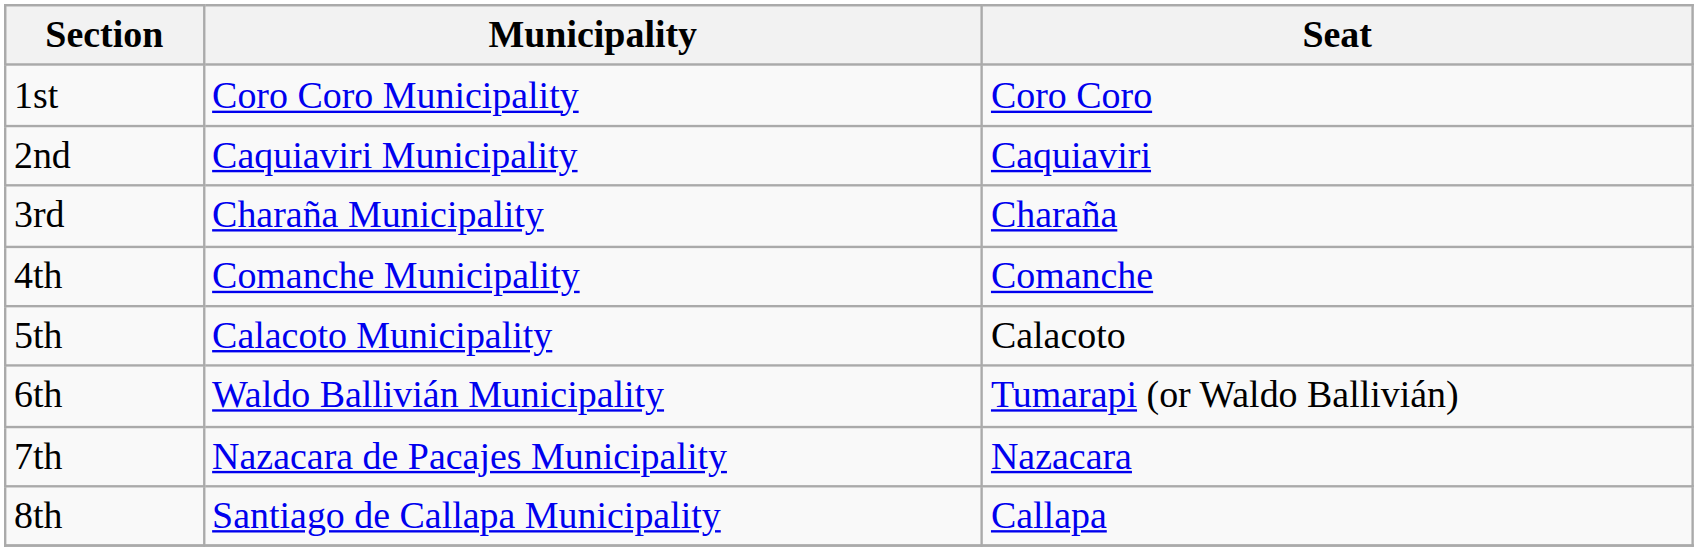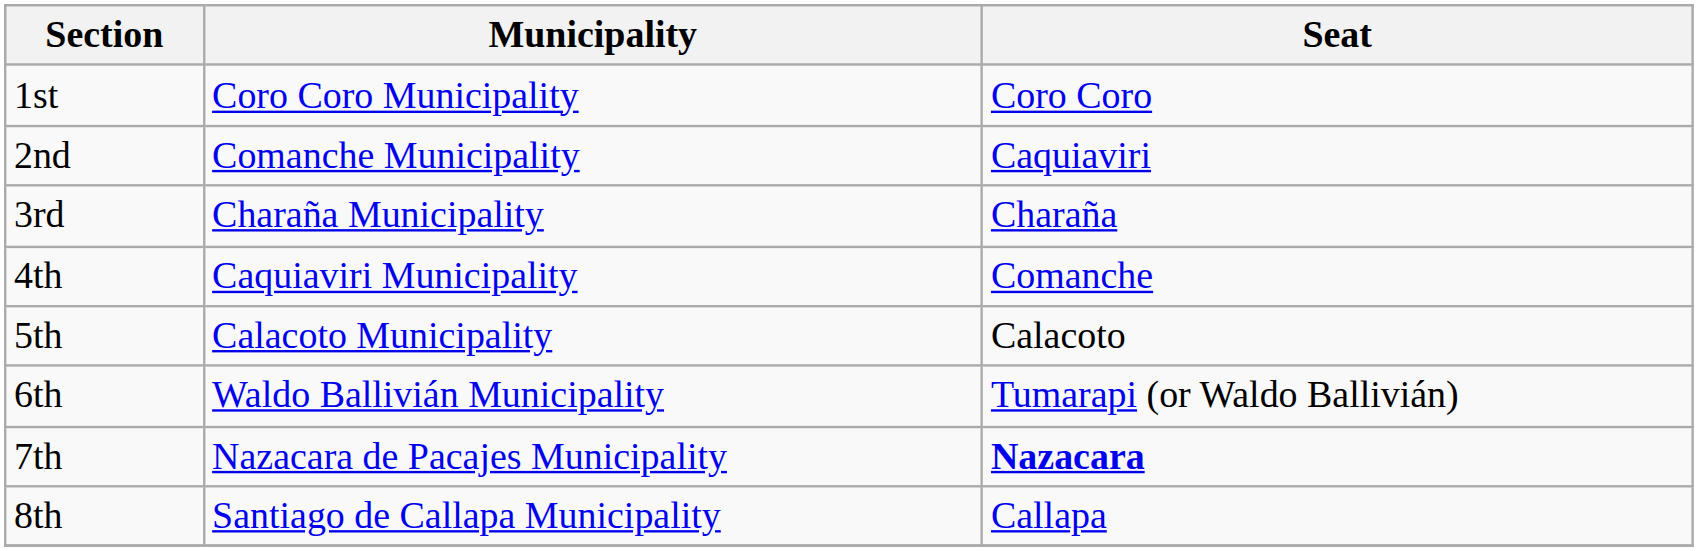(395, 154) Caquiaviri Municipality -> (396, 154) Comanche Municipality
(396, 275) Comanche Municipality -> (395, 275) Caquiaviri Municipality
(1061, 455) normal -> (1068, 455) bold
